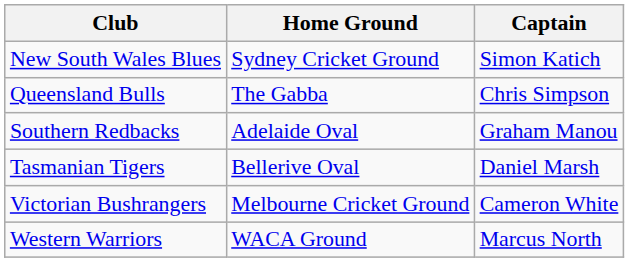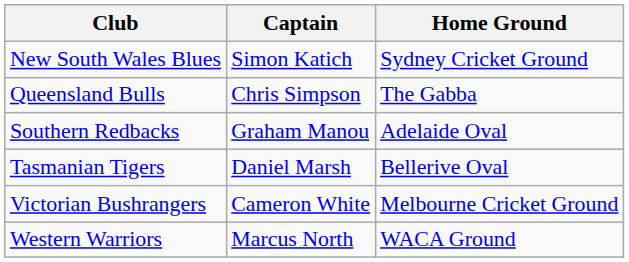columns swapped: (350, 22) <-> (549, 22)
